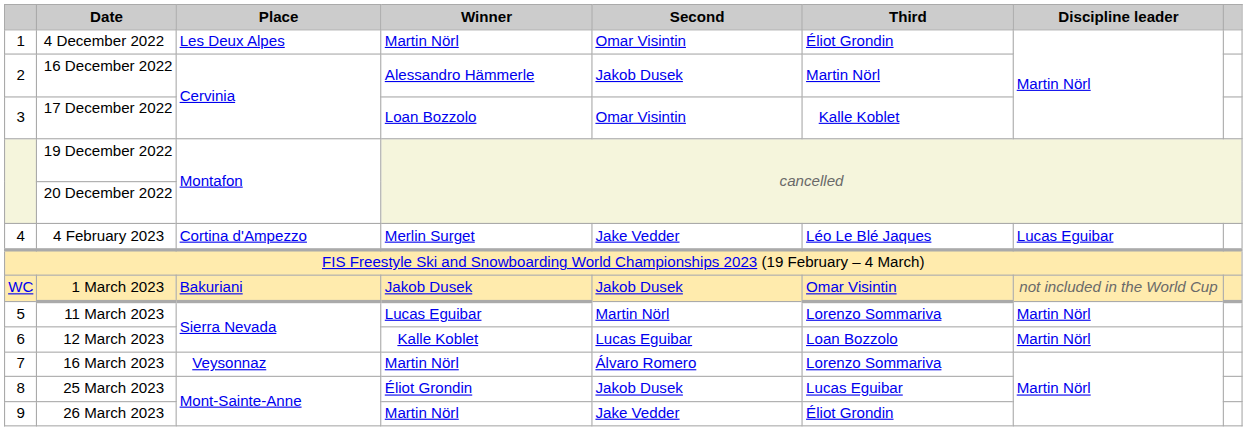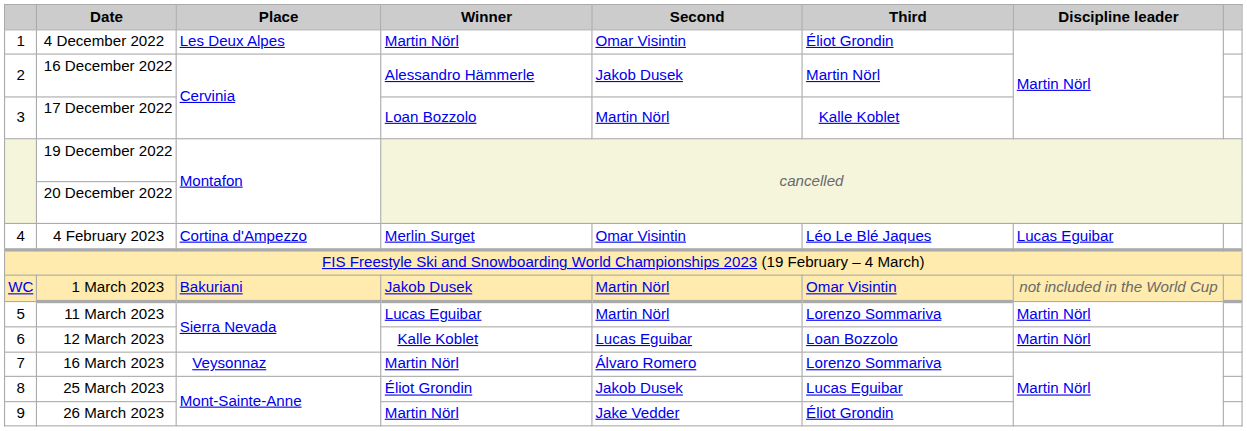(641, 117) Omar Visintin -> (632, 117) Martin Nörl
(637, 235) Jake Vedder -> (641, 235) Omar Visintin
(639, 287) Jakob Dusek -> (632, 287) Martin Nörl
